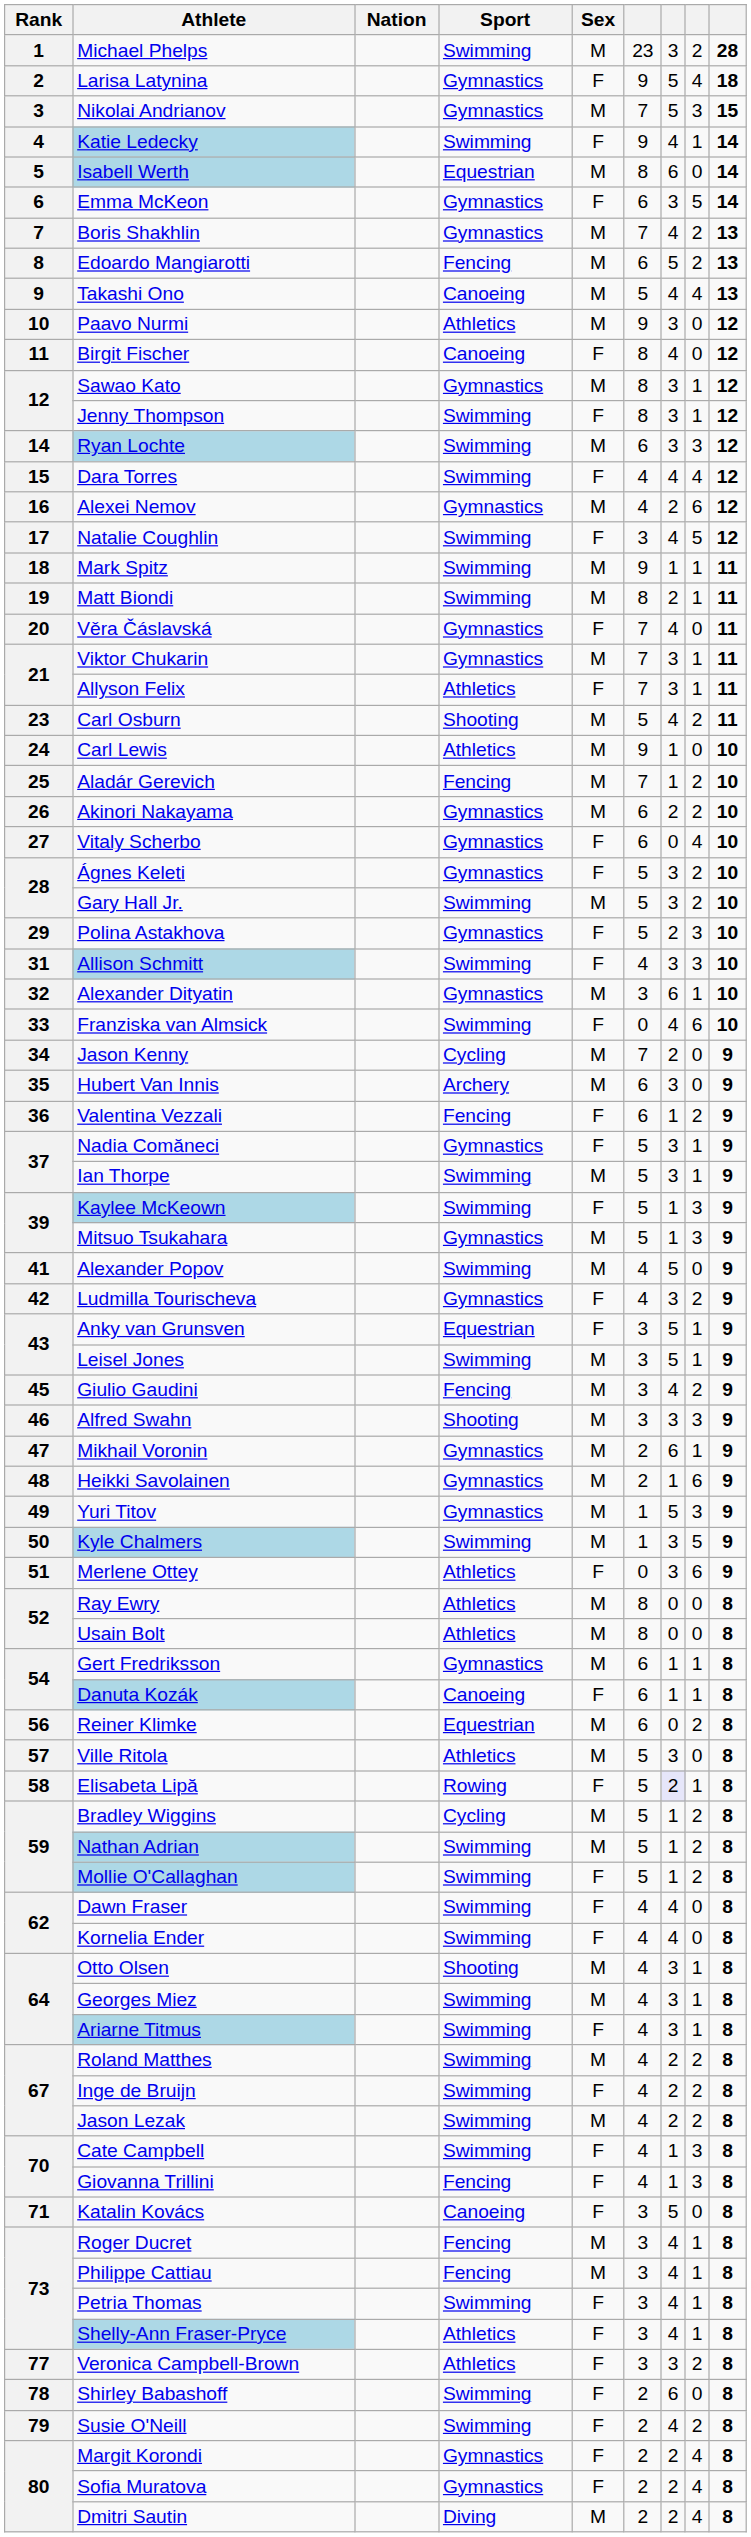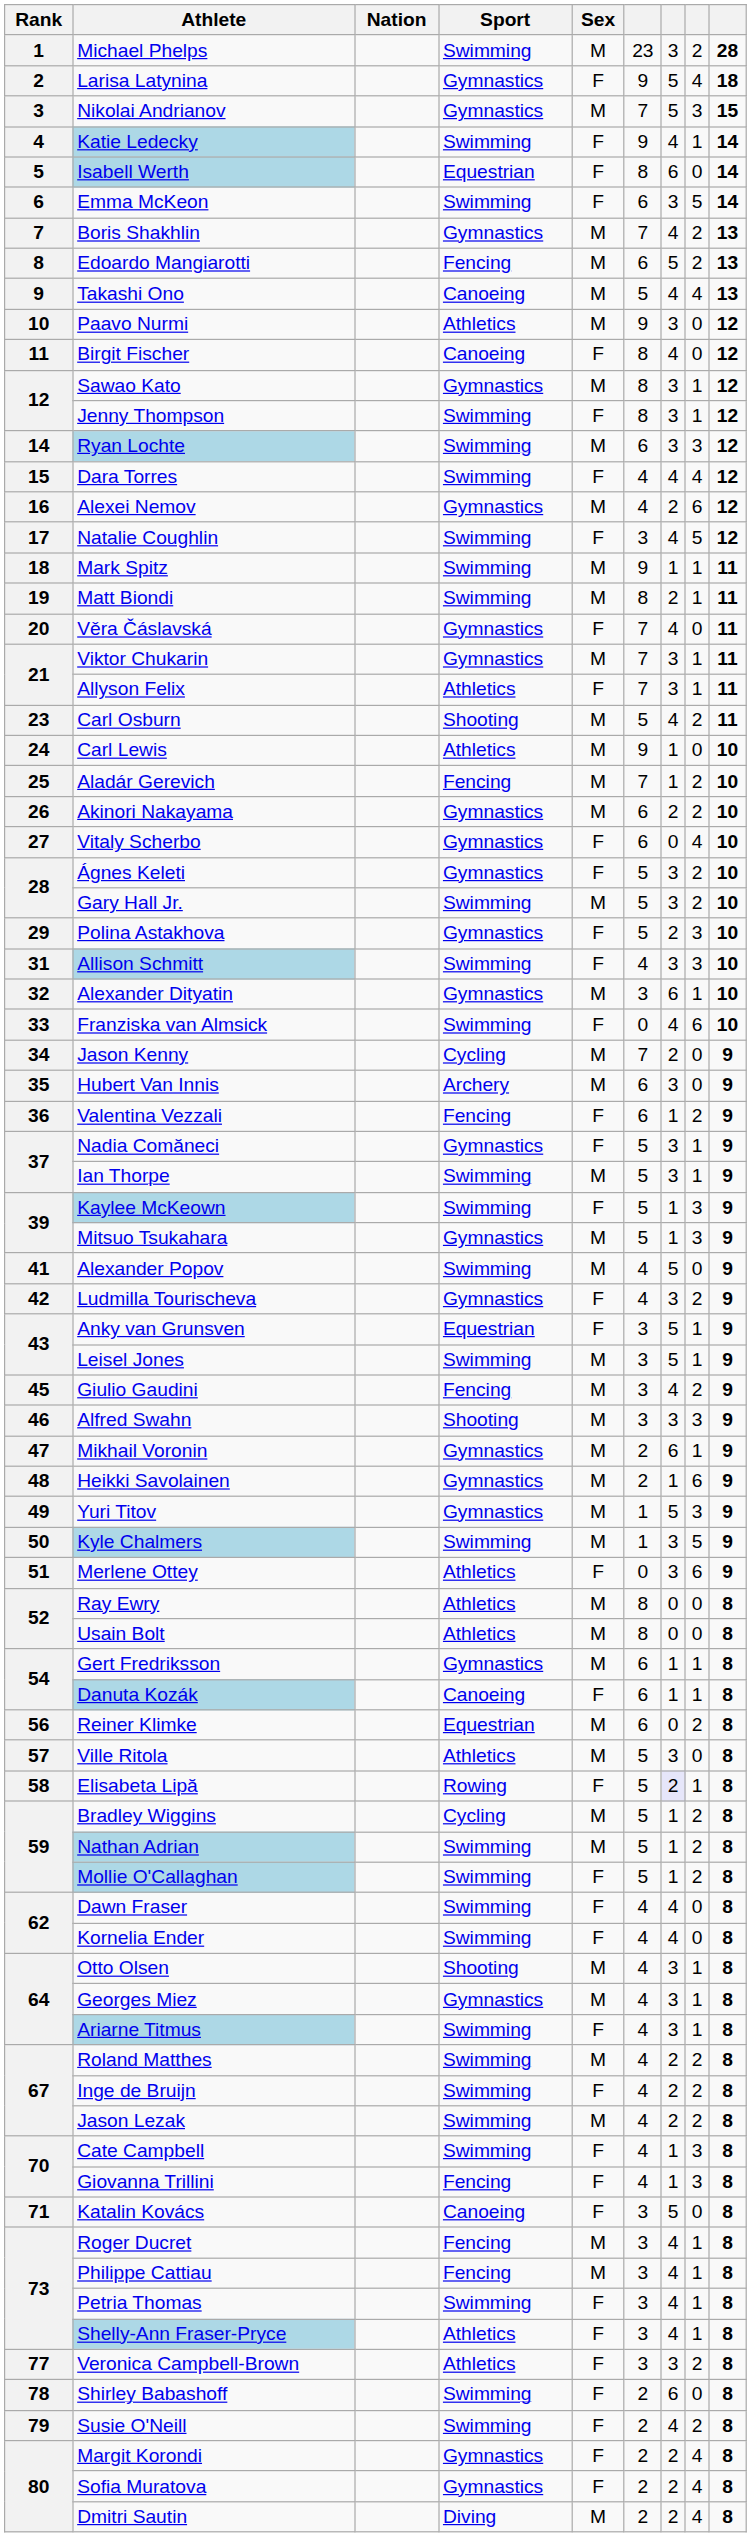(598, 171) M -> (598, 171) F
(493, 202) Gymnastics -> (487, 202) Swimming
(487, 1998) Swimming -> (493, 1998) Gymnastics
